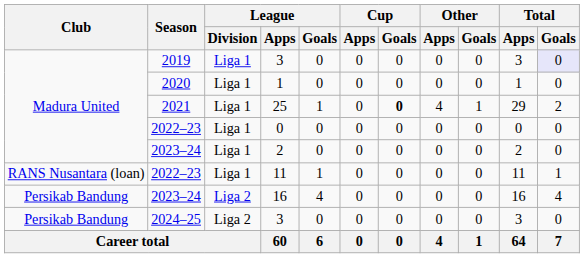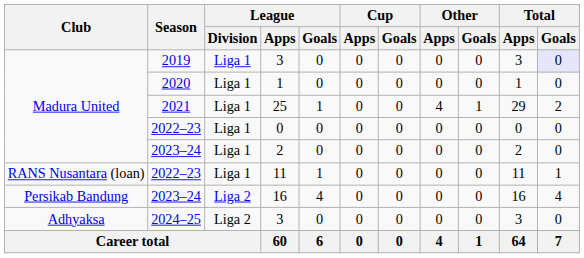(399, 106) bold -> (399, 106) normal
(76, 219) Persikab Bandung -> (76, 219) Adhyaksa
